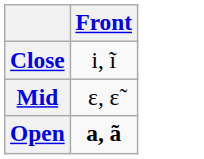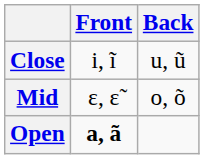+ column: (168, 23)
